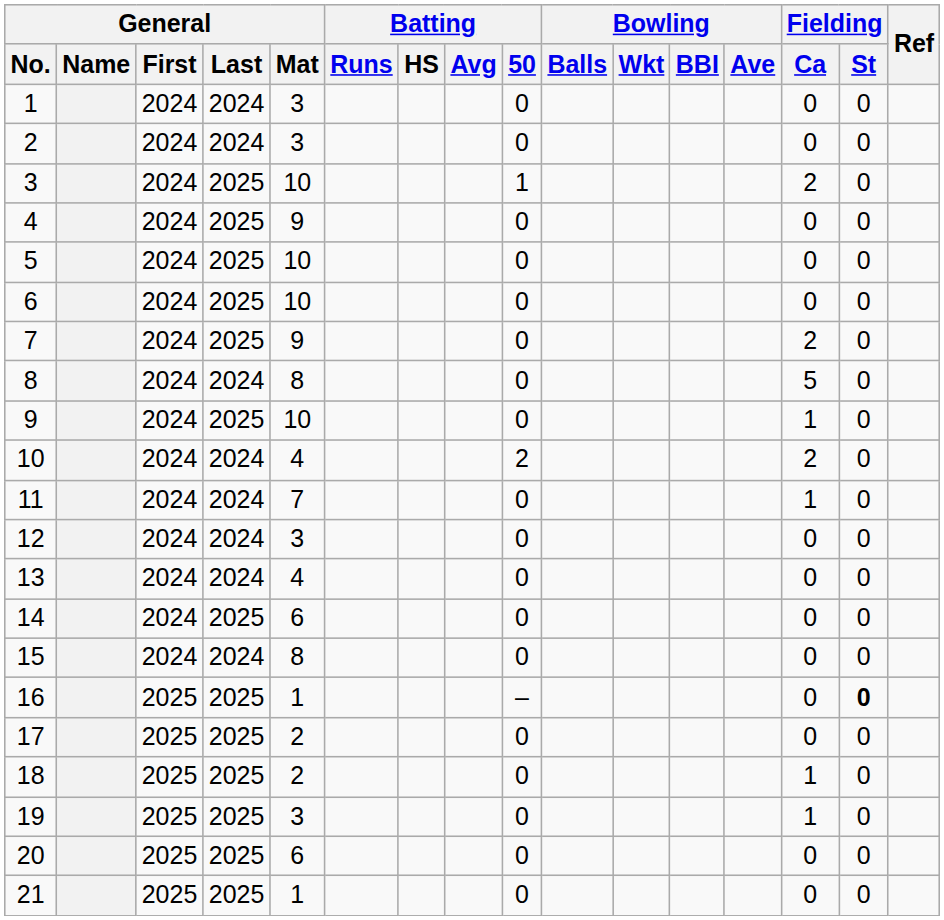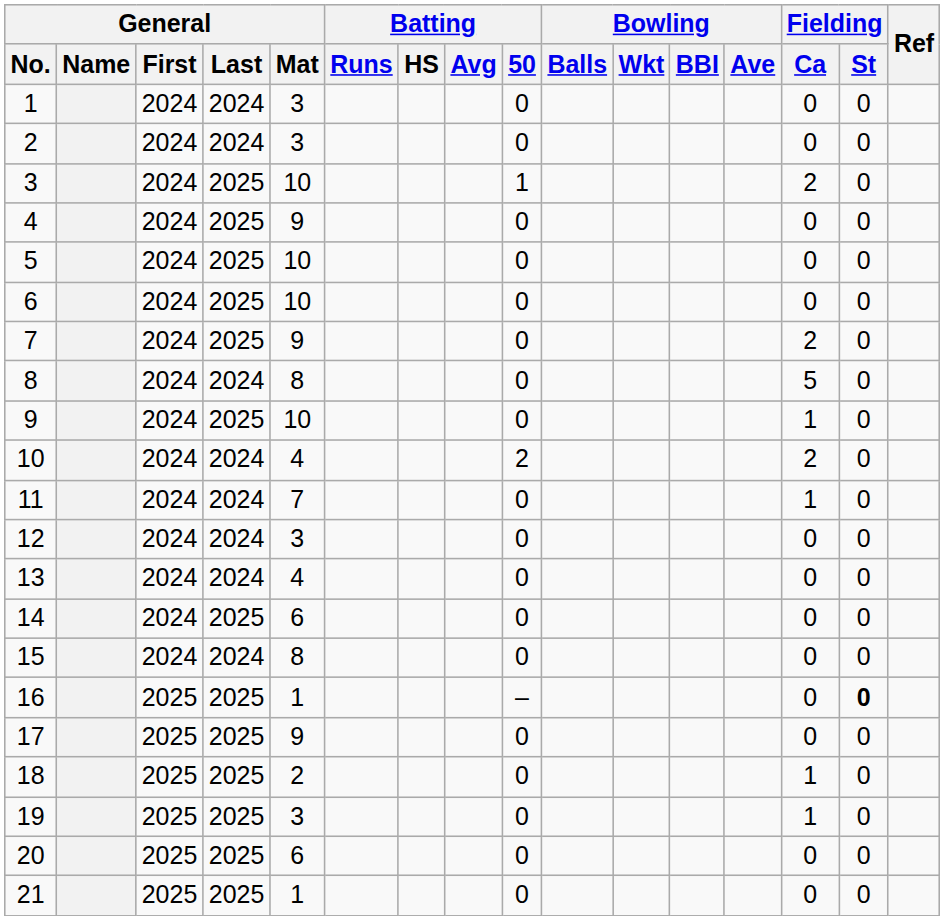(297, 736) 2 -> (297, 736) 9
